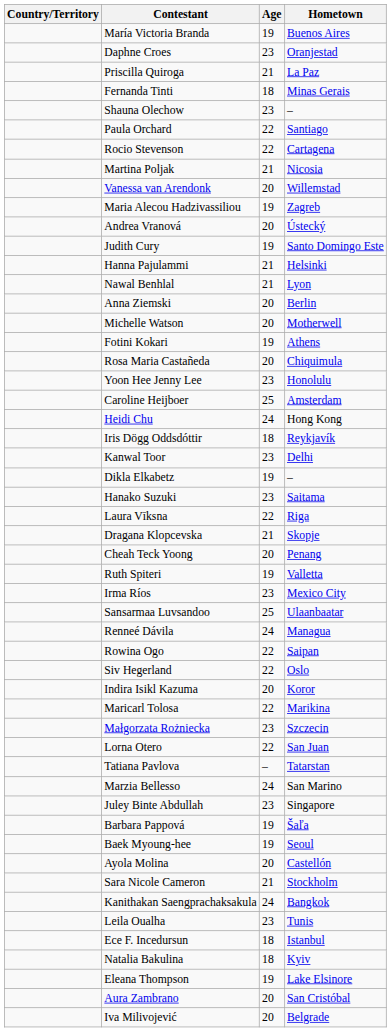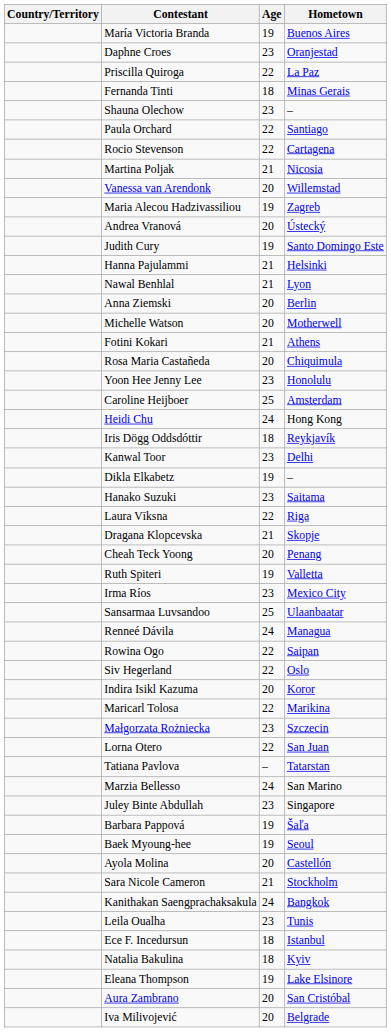(268, 72) 21 -> (268, 72) 22
(268, 342) 19 -> (268, 342) 21
